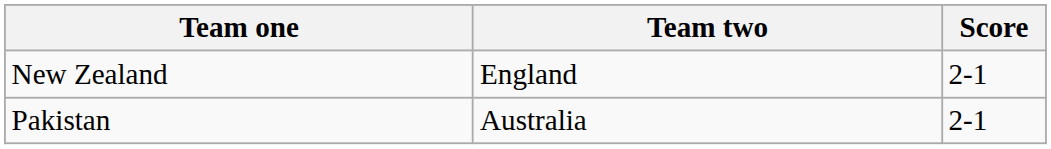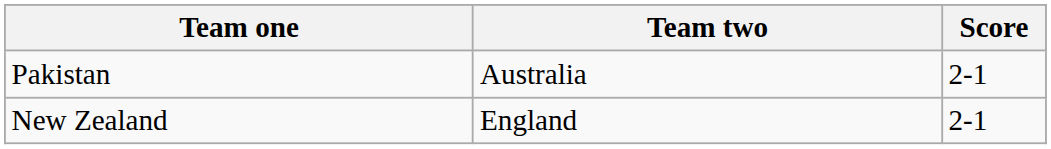rows swapped: (90, 73) <-> (61, 119)
